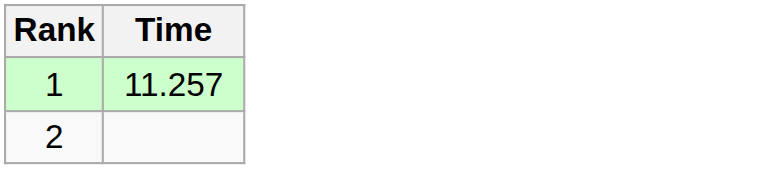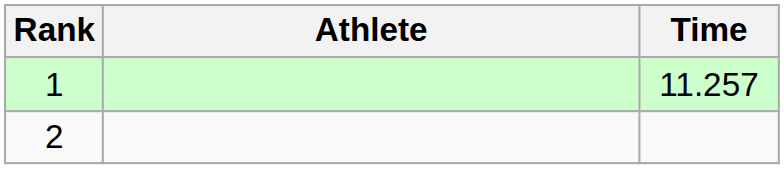+ column: (371, 30)
